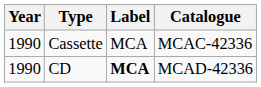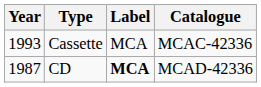(25, 43) 1990 -> (25, 43) 1993
(25, 69) 1990 -> (25, 69) 1987
